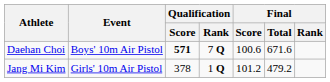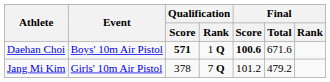(216, 50) 7 Q -> (216, 50) 1 Q
(249, 50) normal -> (249, 50) bold
(216, 68) 1 Q -> (216, 68) 7 Q
